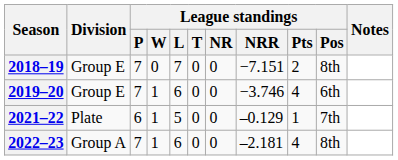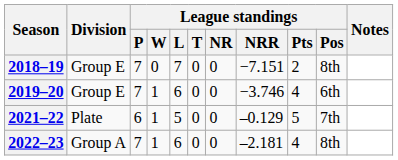(296, 117) 1 -> (296, 117) 5
